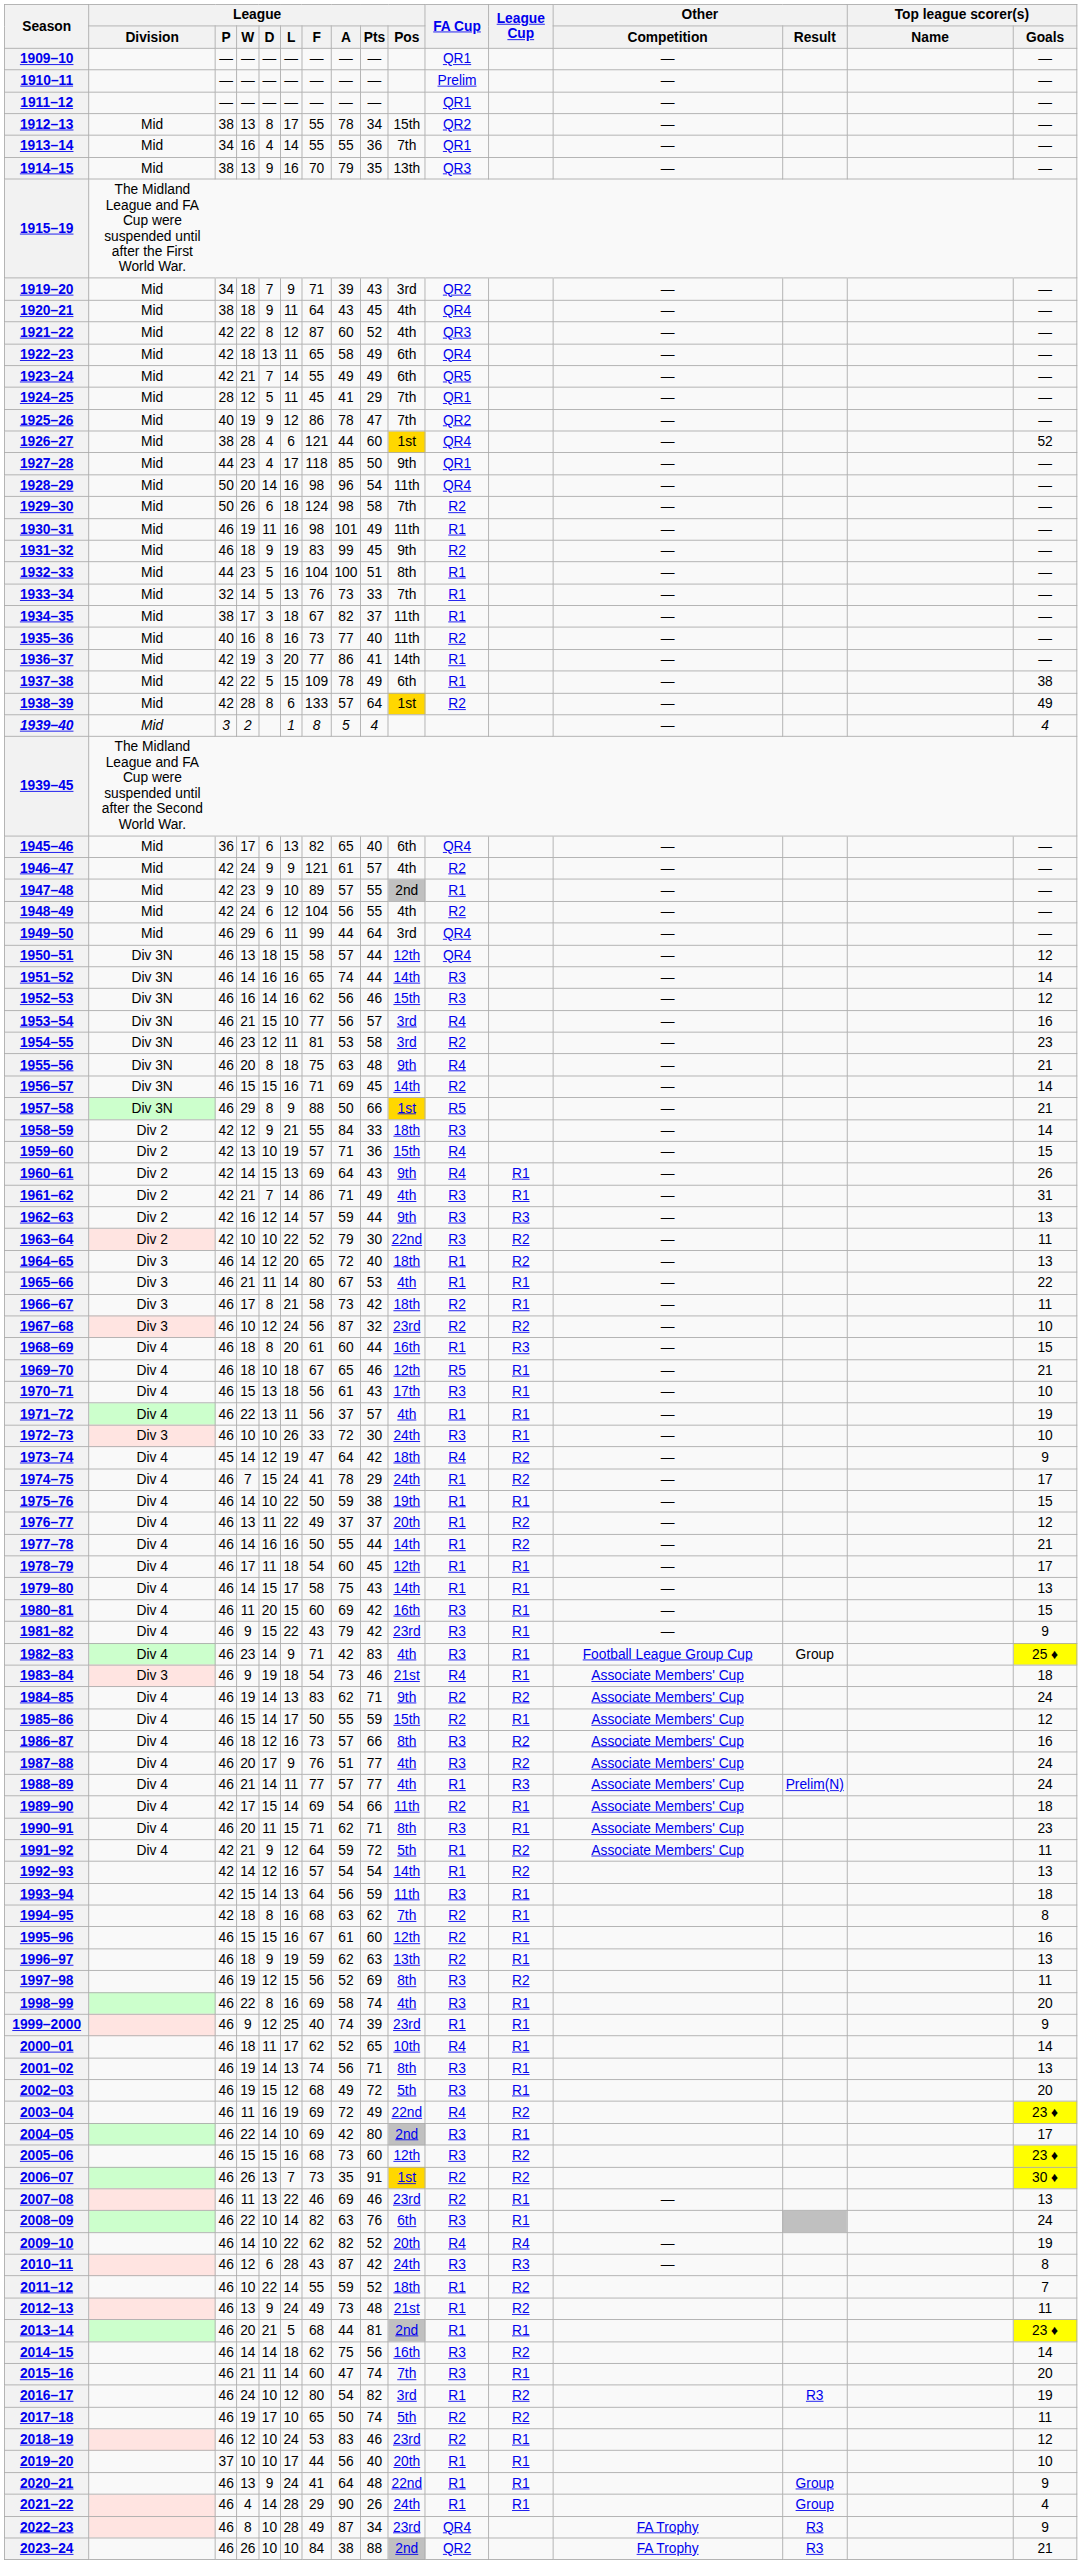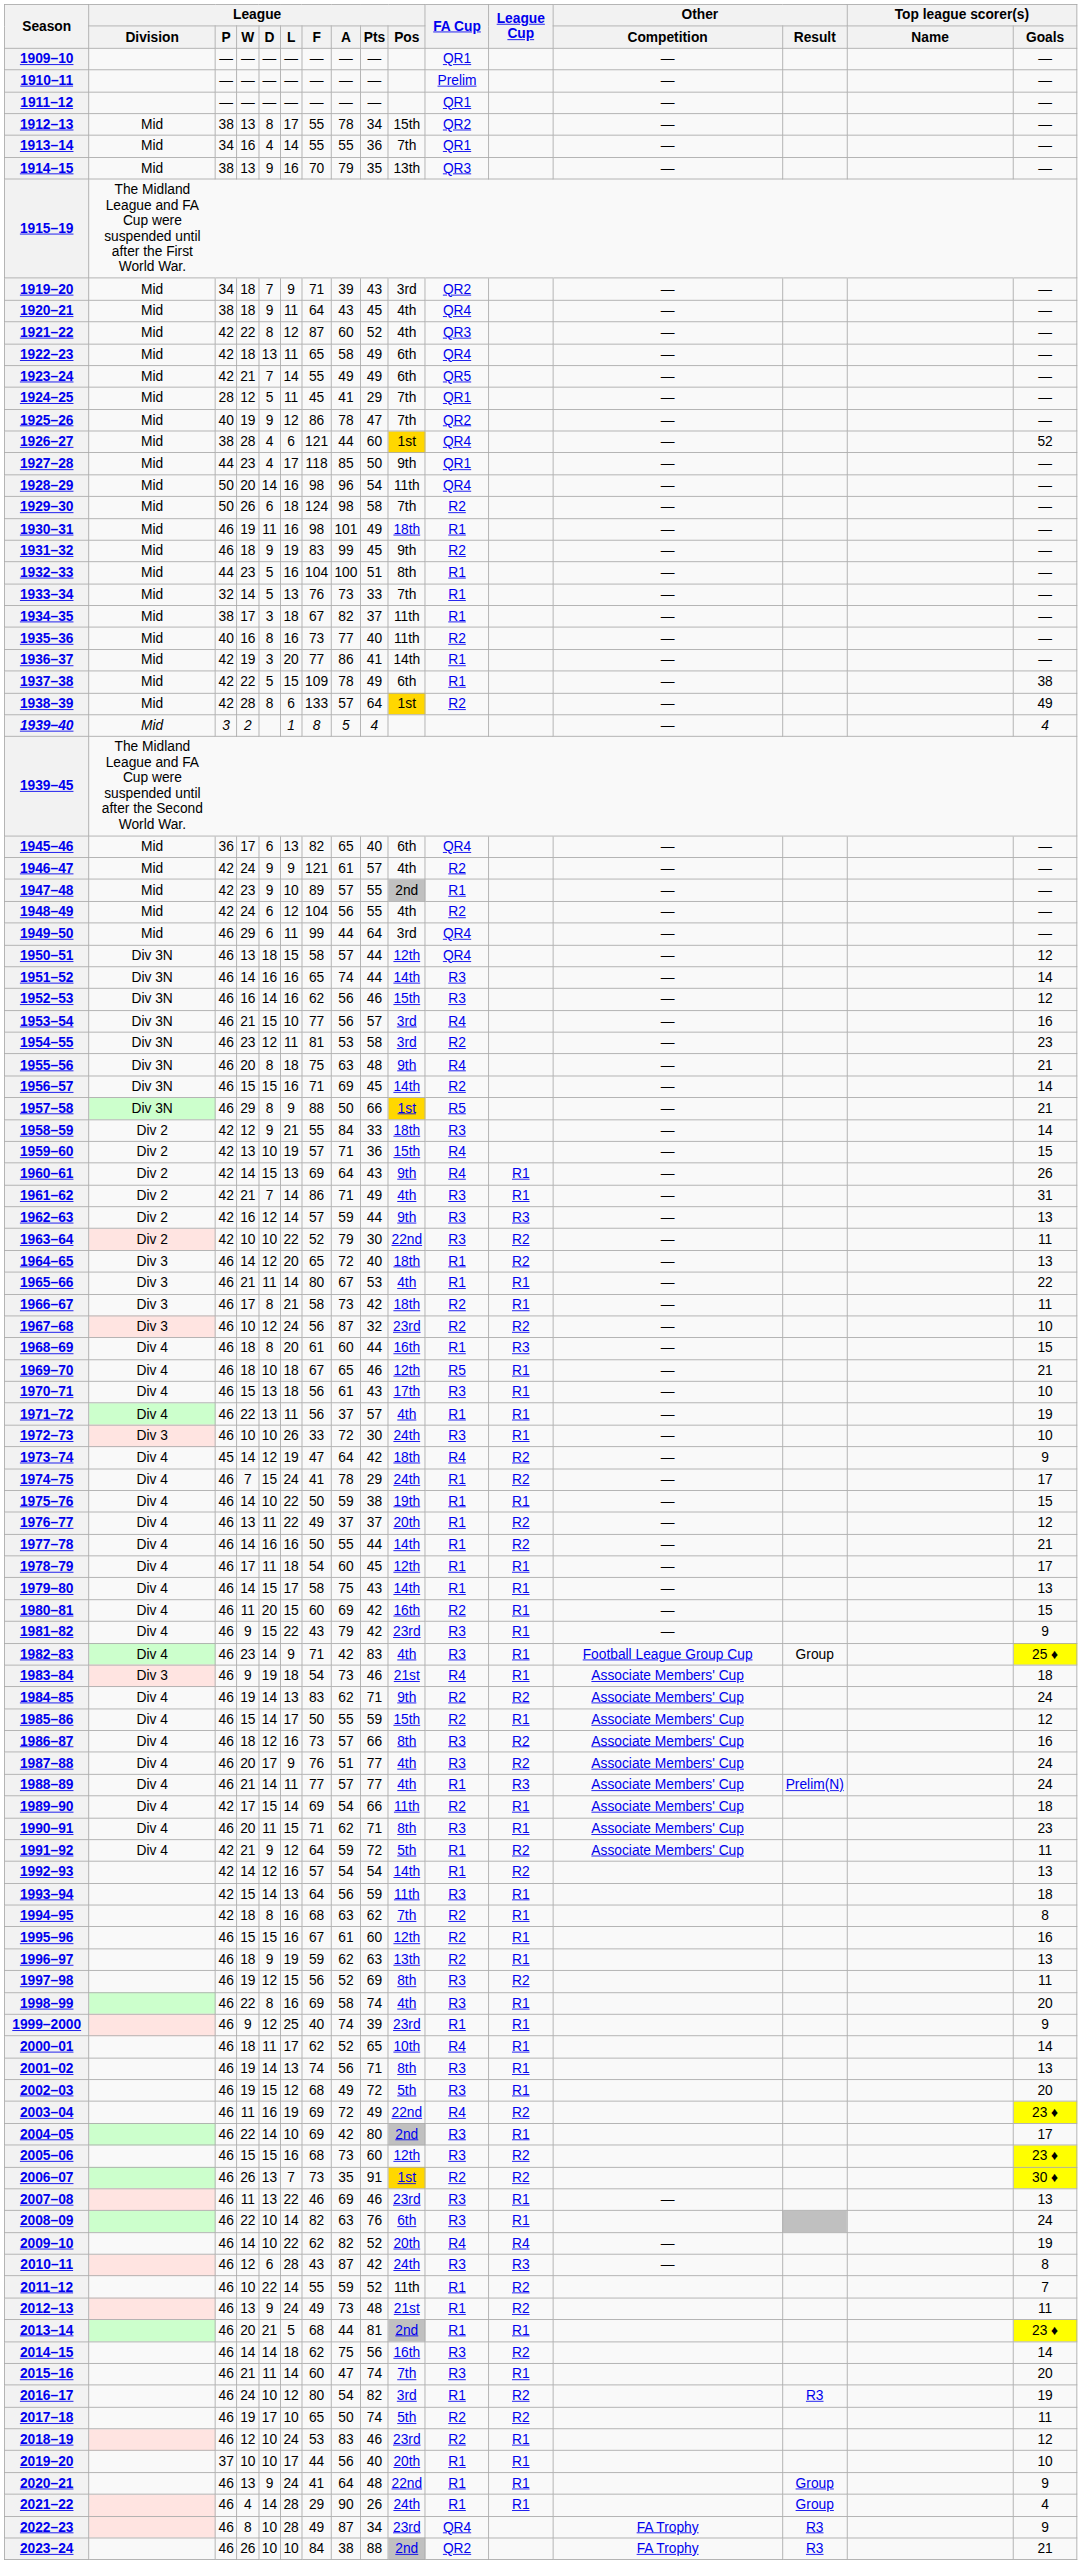(407, 529) 11th -> (407, 529) 18th
(457, 1610) R3 -> (457, 1610) R2
(457, 2199) R2 -> (457, 2199) R3
(407, 2286) 18th -> (407, 2286) 11th
